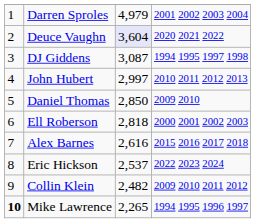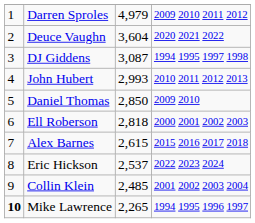(201, 15) 2001 2002 2003 2004 -> (201, 15) 2009 2010 2011 2012
(133, 36) lavender background -> (133, 36) no background
(133, 79) 2,997 -> (133, 79) 2,993
(133, 143) 2,616 -> (133, 143) 2,615
(133, 185) 2,482 -> (133, 185) 2,485
(201, 185) 2009 2010 2011 2012 -> (201, 185) 2001 2002 2003 2004
